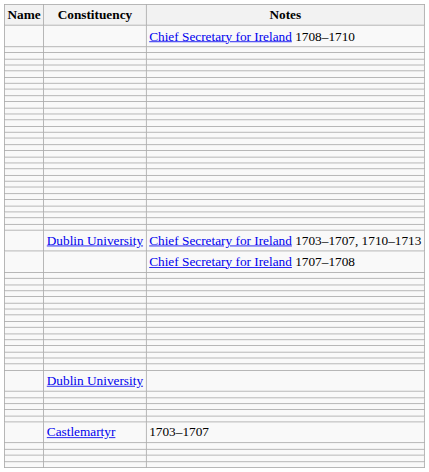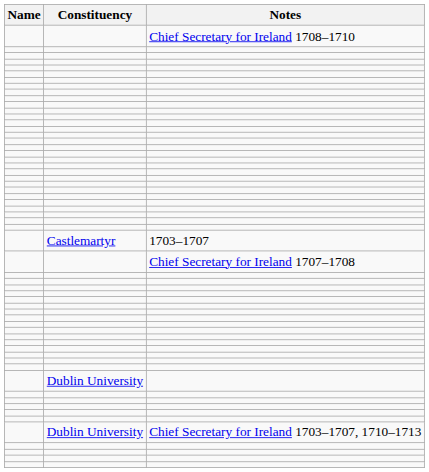rows swapped: (81, 432) <-> (95, 240)
